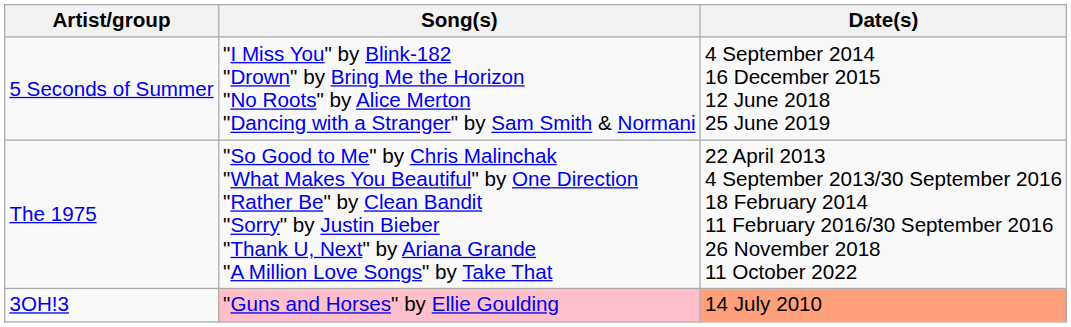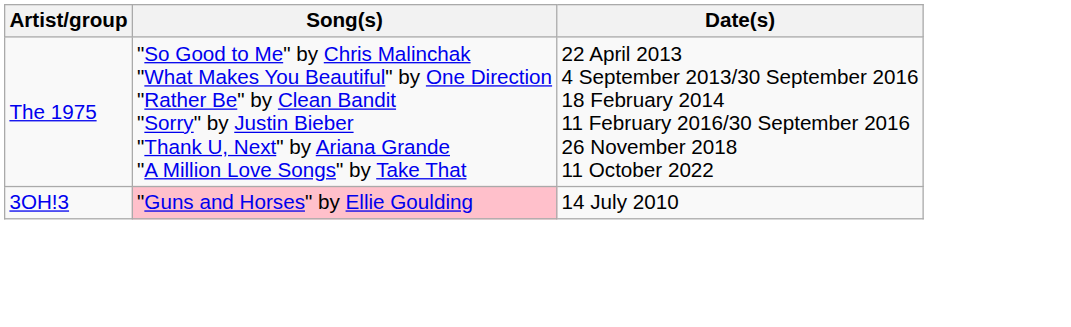- row: (112, 88)
(764, 304) lightsalmon background -> (620, 202) no background
